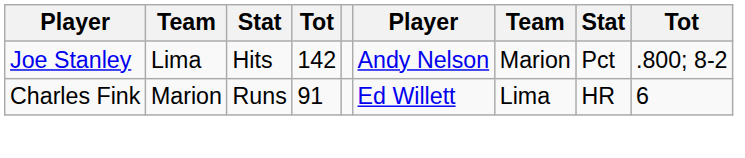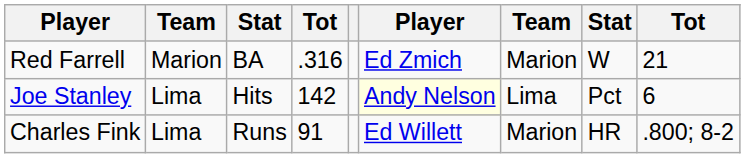+ row: (67, 59)
(423, 59) no background -> (430, 96) lightyellow background
(535, 59) Marion -> (531, 96) Lima
(682, 59) .800; 8-2 -> (649, 96) 6
(186, 96) Marion -> (176, 133) Lima
(525, 96) Lima -> (542, 133) Marion
(642, 96) 6 -> (688, 133) .800; 8-2
